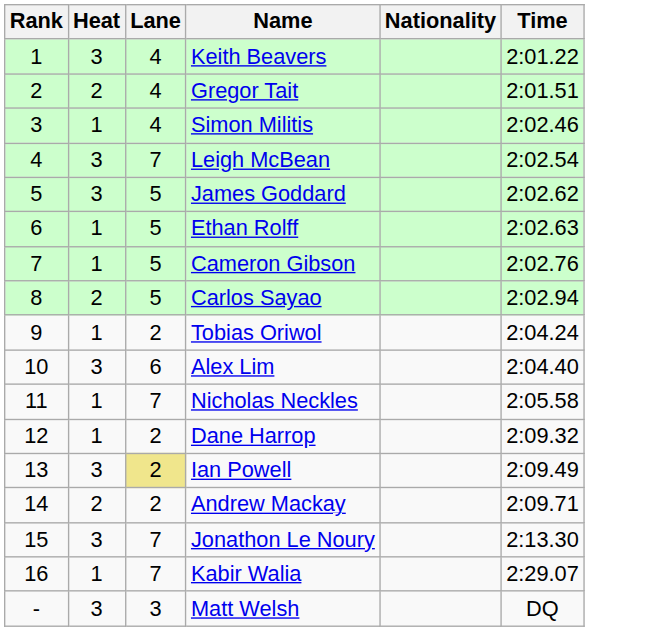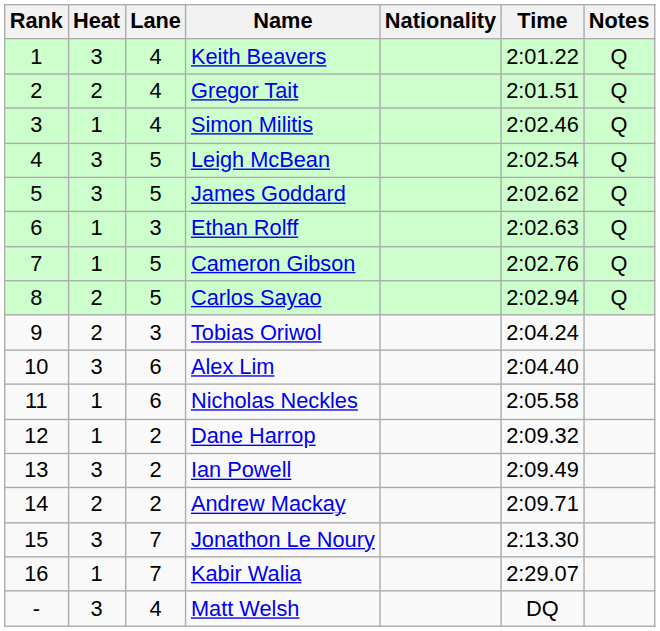+ column: (619, 21)
(156, 159) 7 -> (156, 159) 5
(156, 228) 5 -> (156, 228) 3
(97, 332) 1 -> (97, 332) 2
(156, 332) 2 -> (156, 332) 3
(156, 401) 7 -> (156, 401) 6
(156, 470) khaki background -> (156, 470) no background
(156, 608) 3 -> (156, 608) 4
